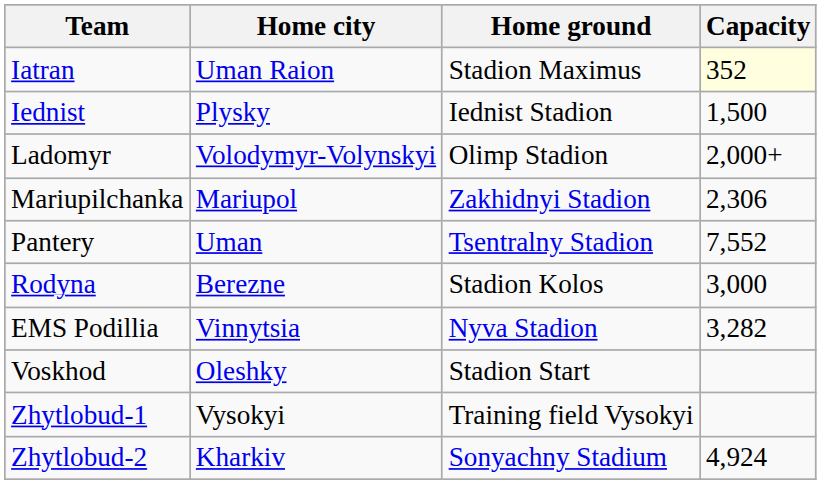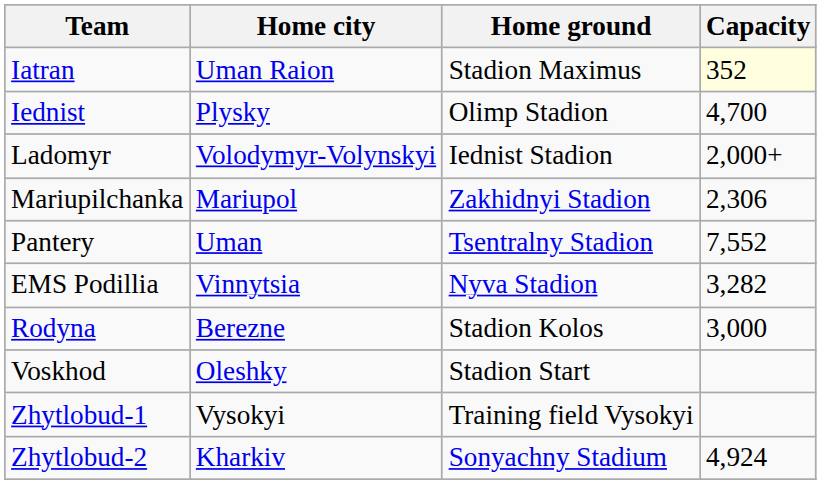(531, 112) Iednist Stadion -> (528, 112) Olimp Stadion
(737, 112) 1,500 -> (737, 112) 4,700
(528, 155) Olimp Stadion -> (531, 155) Iednist Stadion
rows swapped: (85, 328) <-> (53, 284)
